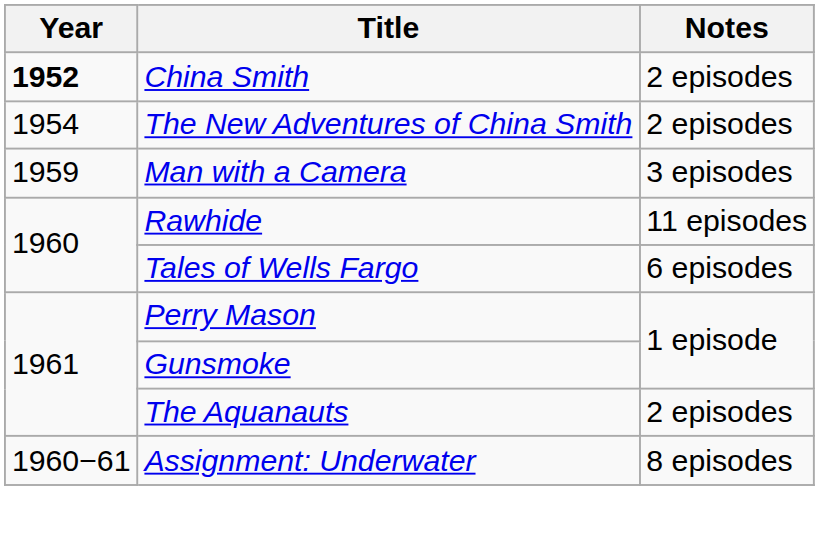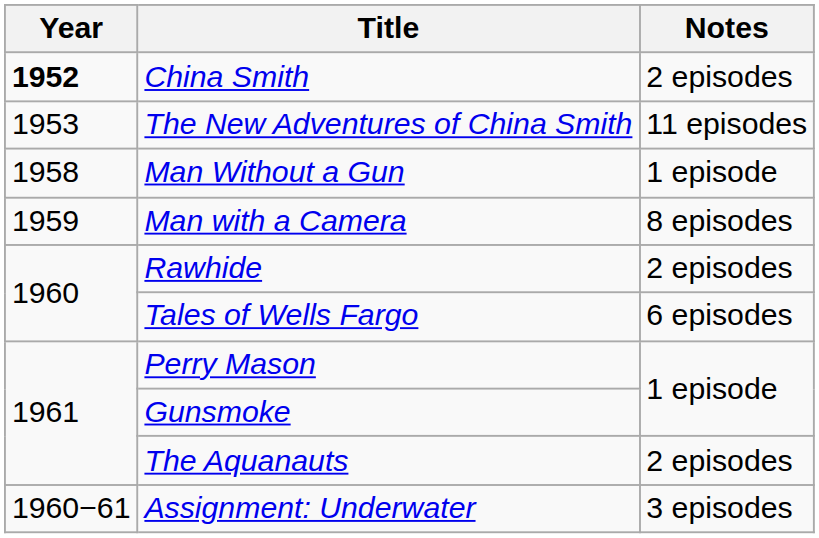(46, 124) 1954 -> (46, 124) 1953
(719, 124) 2 episodes -> (727, 124) 11 episodes
+ row: (275, 172)
(719, 172) 3 episodes -> (719, 220) 8 episodes
(727, 220) 11 episodes -> (719, 268) 2 episodes
(719, 460) 8 episodes -> (719, 508) 3 episodes
